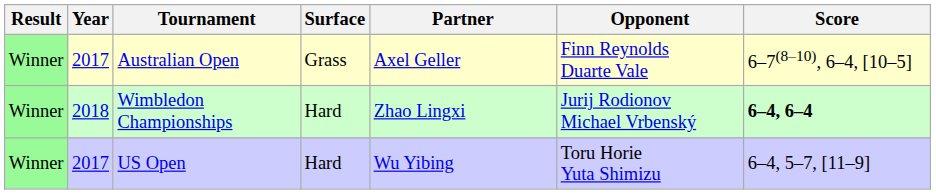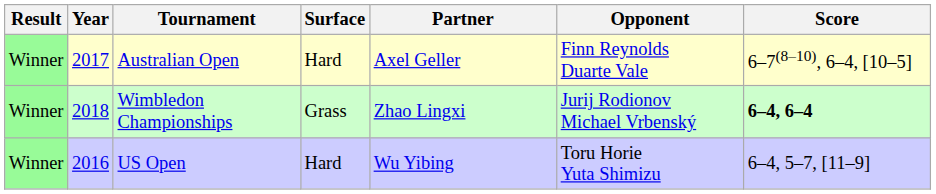(326, 59) Grass -> (323, 59) Hard
(323, 111) Hard -> (326, 111) Grass
(91, 162) 2017 -> (91, 162) 2016
